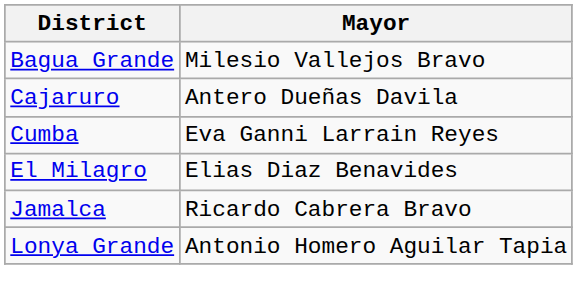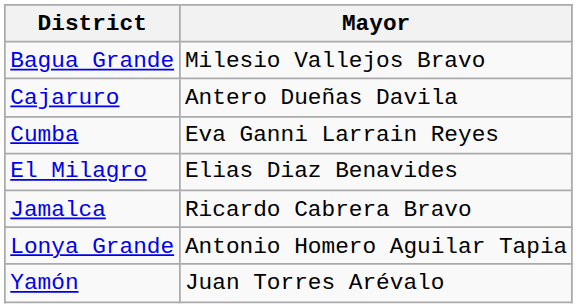+ row: (44, 283)
